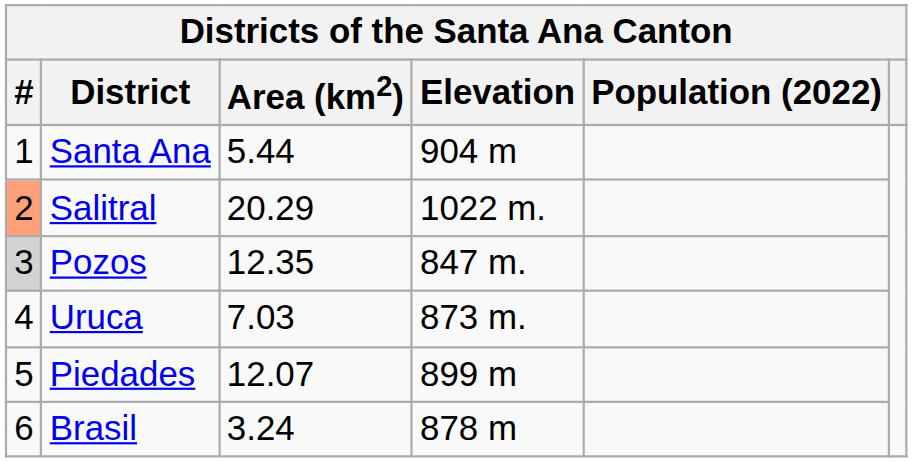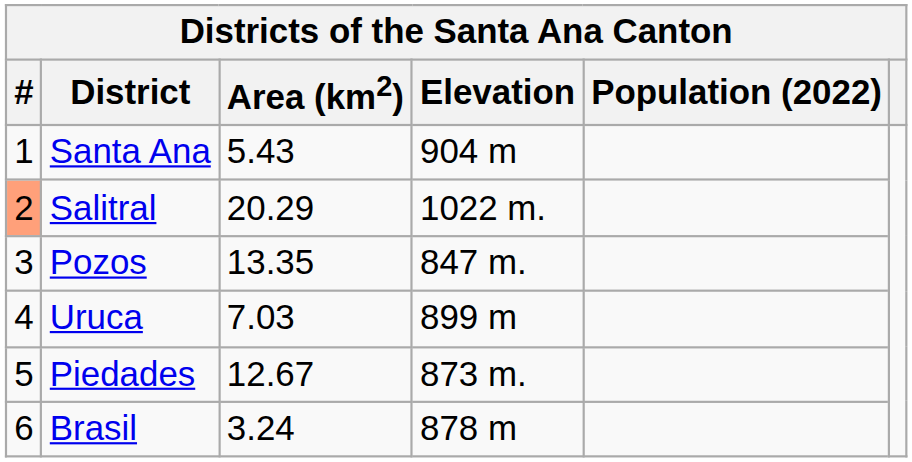(261, 152) 5.44 -> (261, 152) 5.43
(24, 262) lightgrey background -> (24, 262) no background
(271, 262) 12.35 -> (271, 262) 13.35
(473, 318) 873 m. -> (468, 318) 899 m
(271, 373) 12.07 -> (271, 373) 12.67
(468, 373) 899 m -> (473, 373) 873 m.
